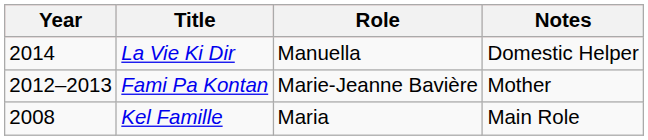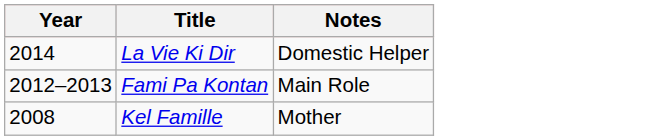- column: (378, 20)
(519, 85) Mother -> (324, 85) Main Role
(534, 118) Main Role -> (309, 118) Mother
